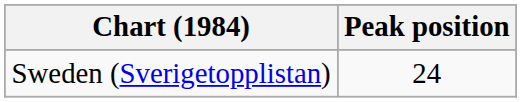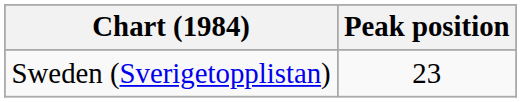(427, 73) 24 -> (427, 73) 23
